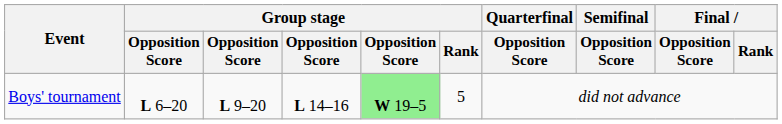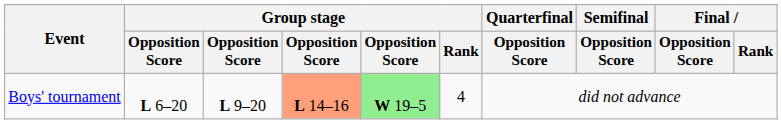(321, 106) no background -> (321, 106) lightsalmon background
(461, 96) 5 -> (461, 96) 4
